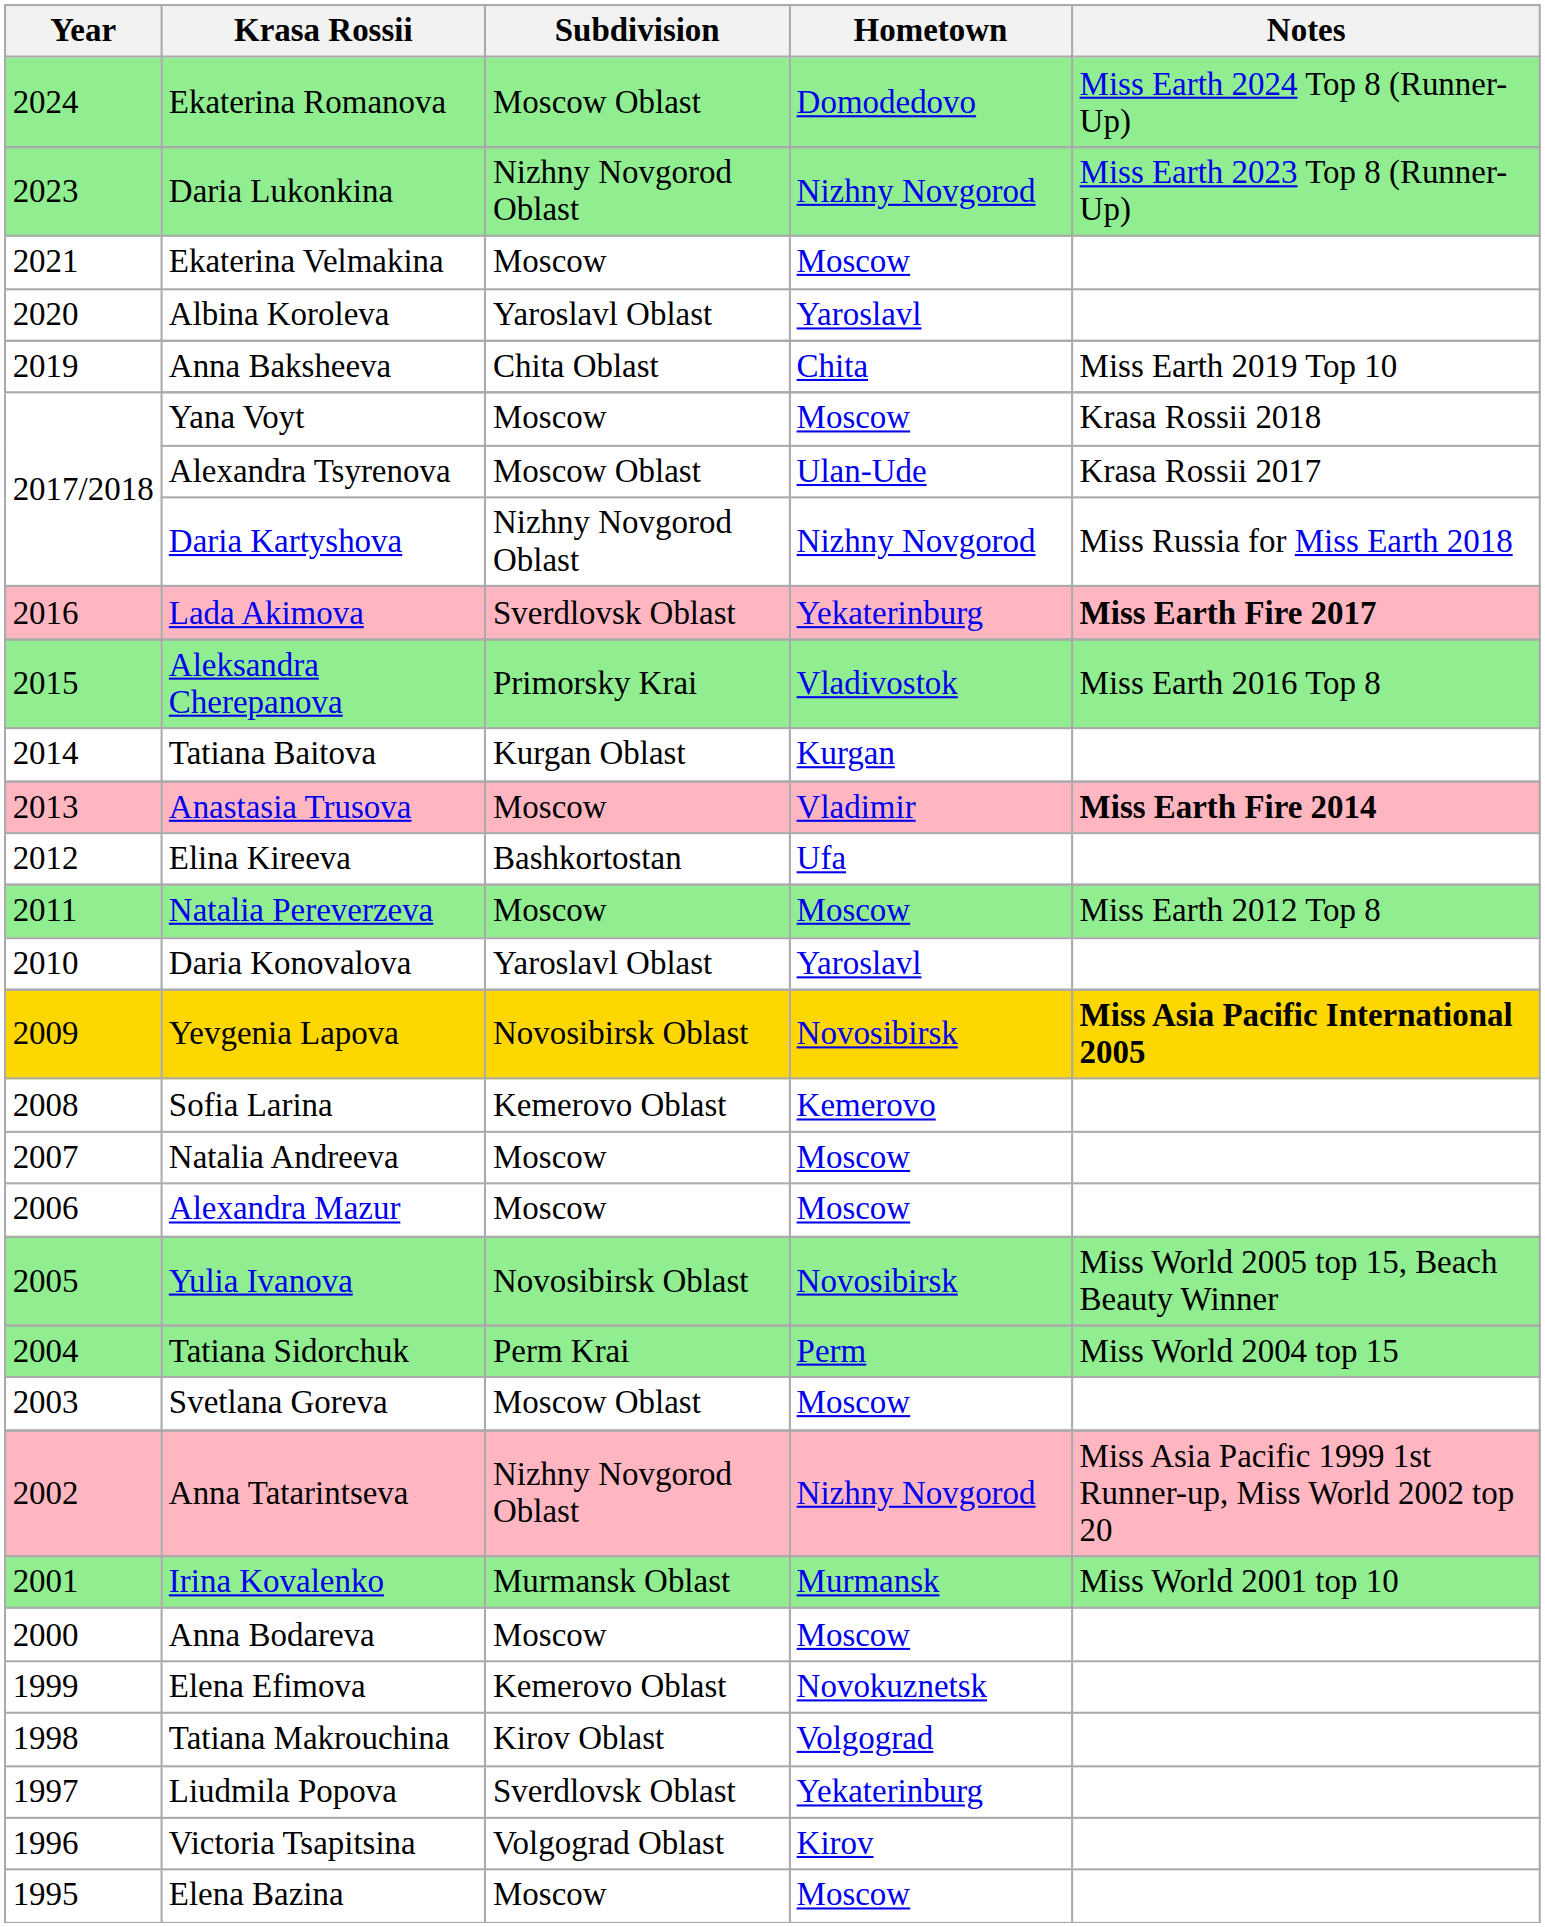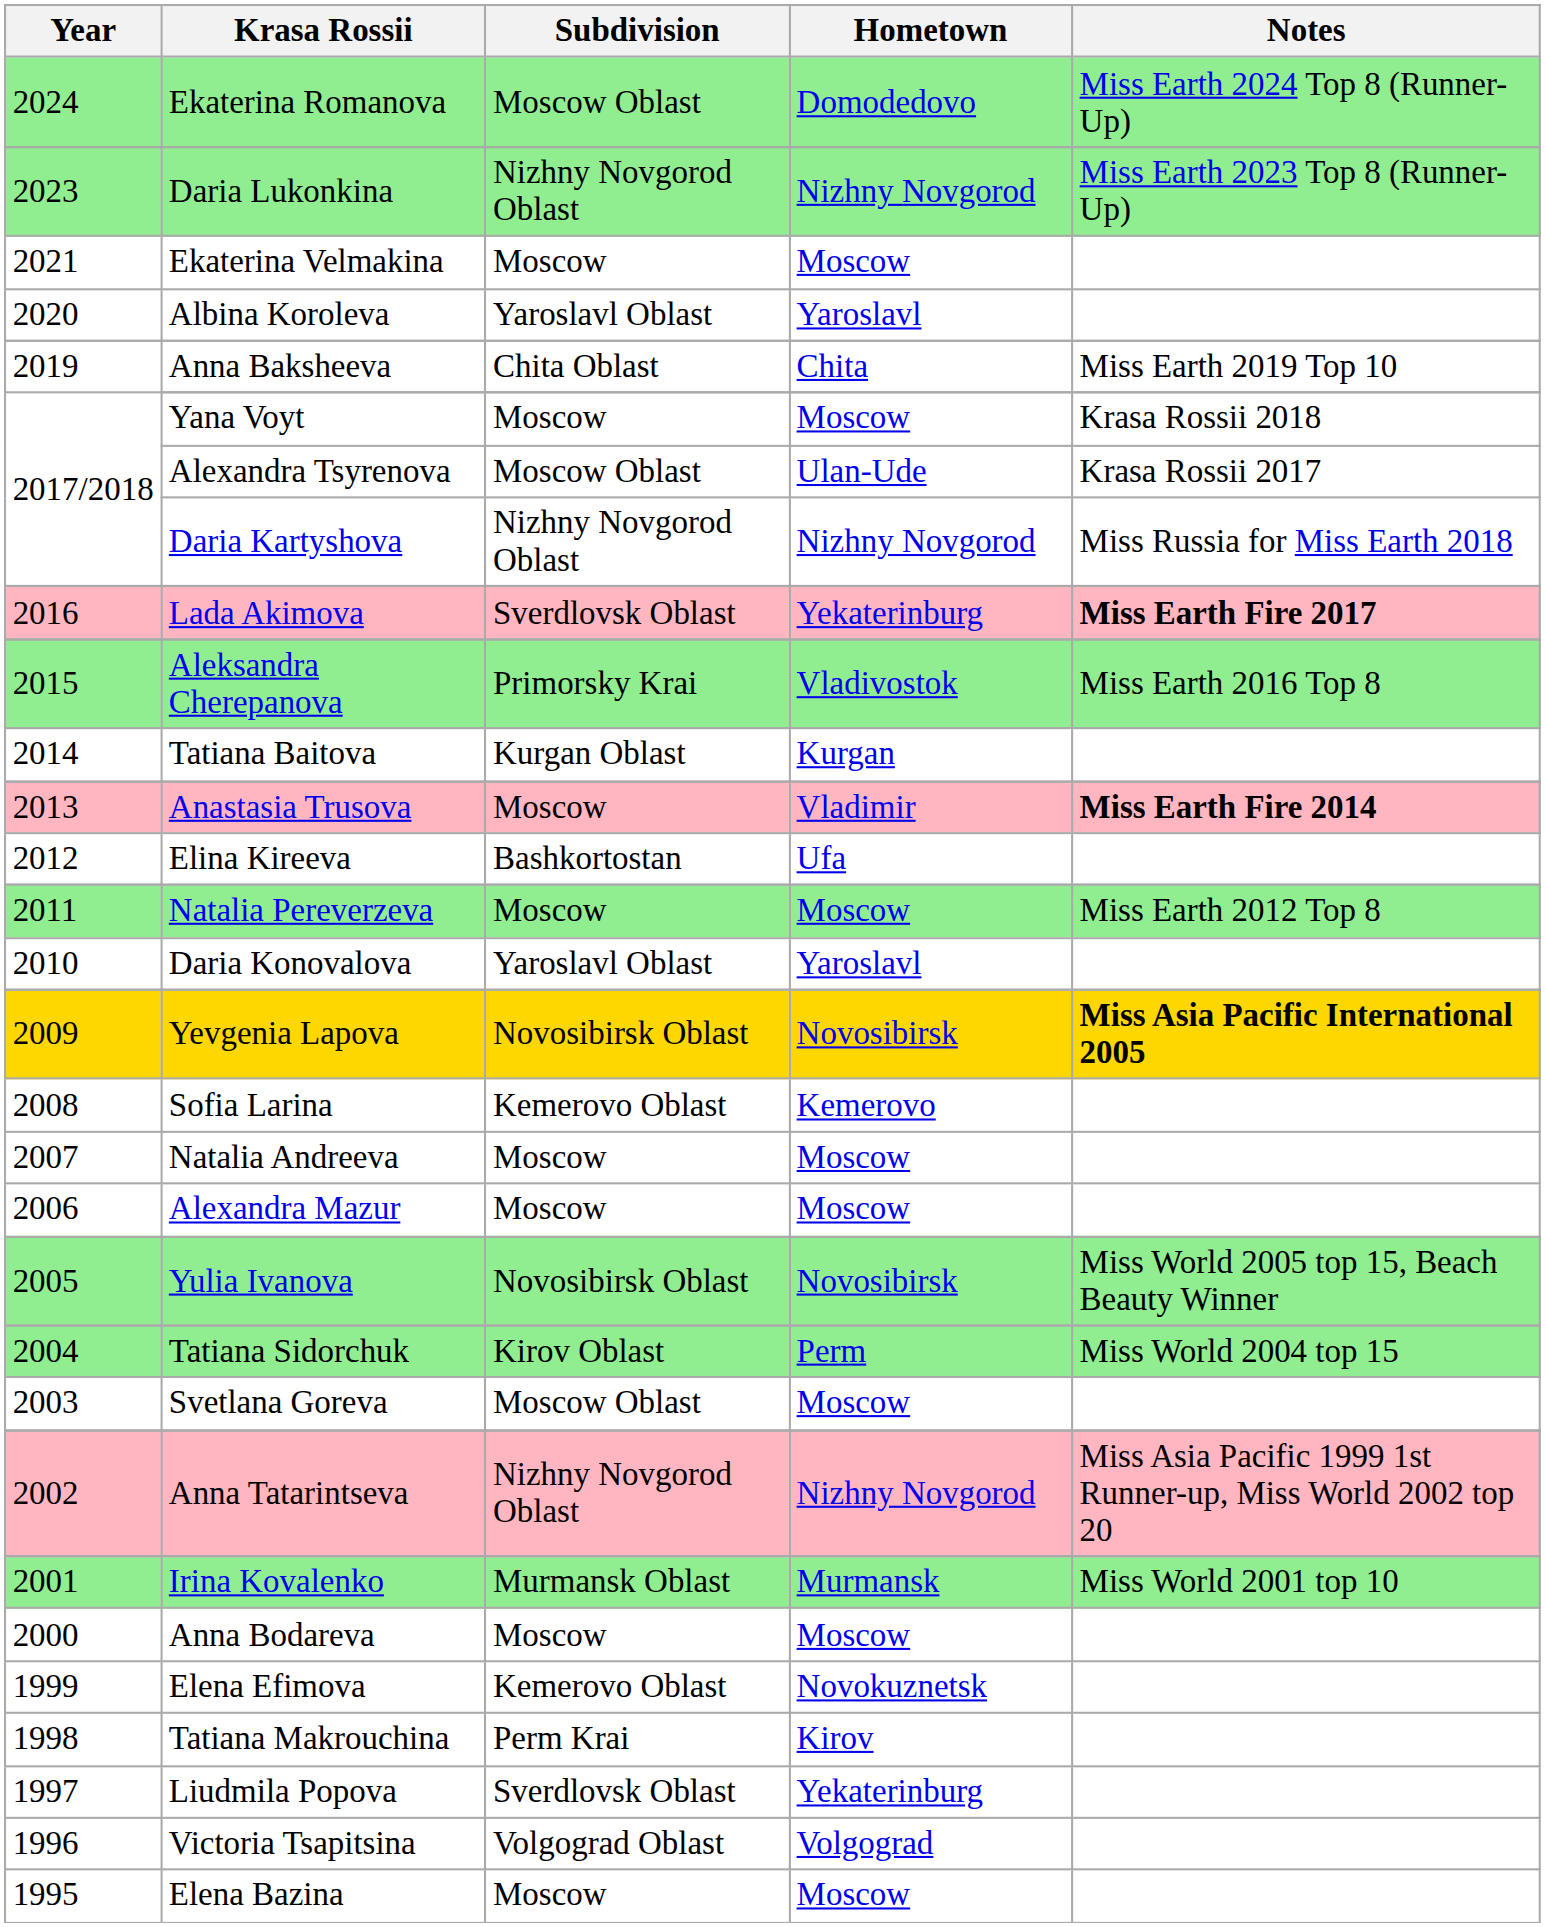(561, 1350) Perm Krai -> (579, 1350) Kirov Oblast
(579, 1738) Kirov Oblast -> (561, 1738) Perm Krai
(865, 1738) Volgograd -> (835, 1738) Kirov
(835, 1843) Kirov -> (865, 1843) Volgograd
